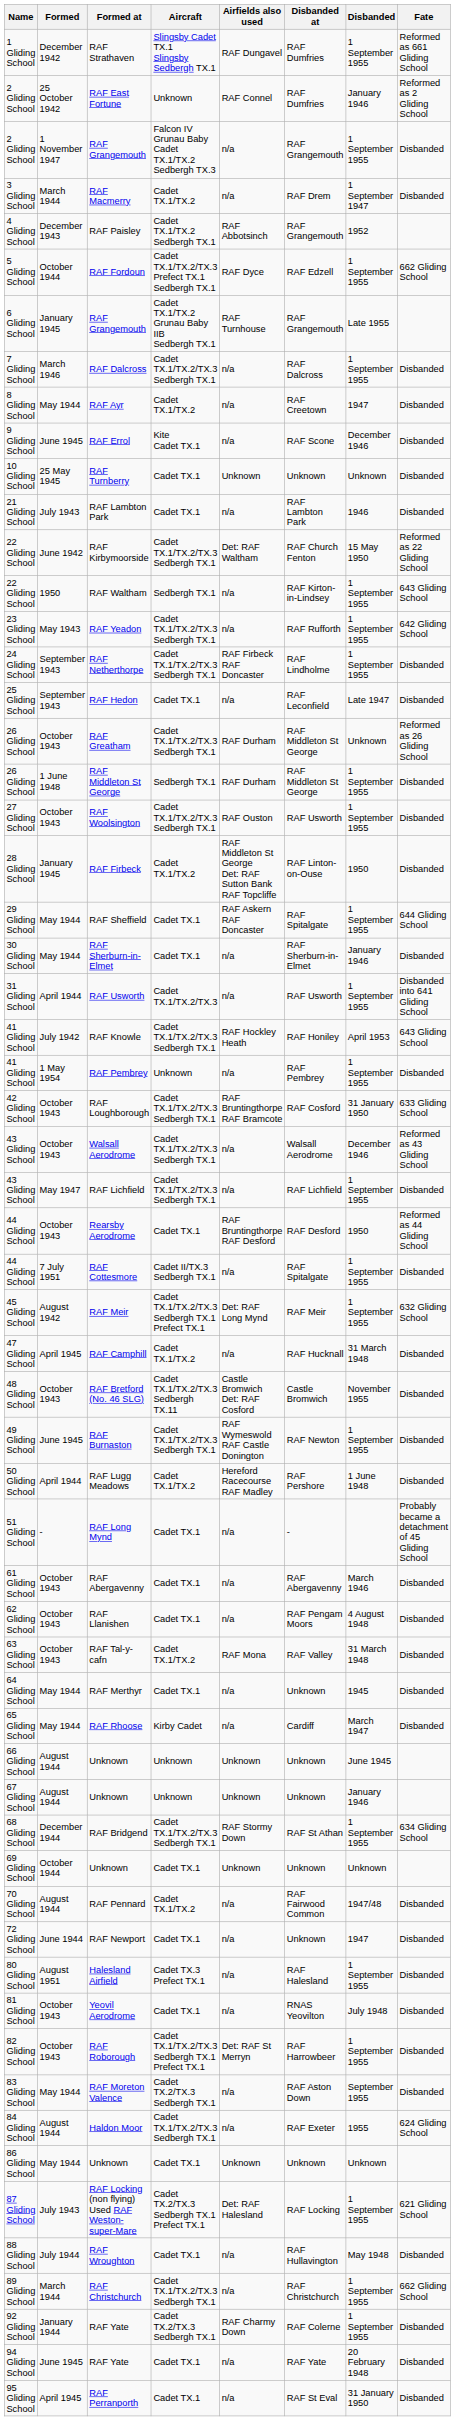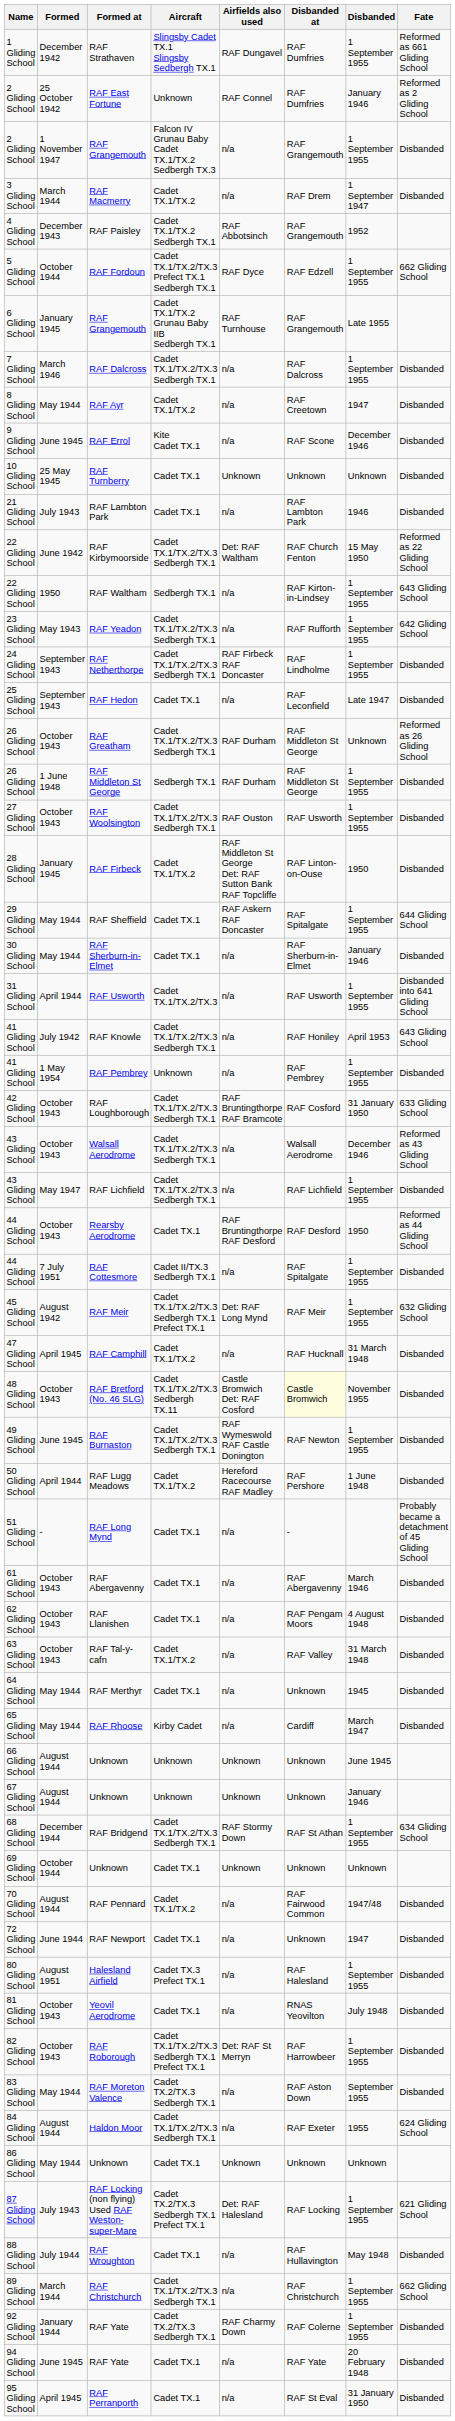(249, 1037) RAF Hockley Heath -> (228, 1037) n/a
(307, 1394) no background -> (307, 1394) lightyellow background
(244, 1654) RAF Mona -> (228, 1654) n/a
